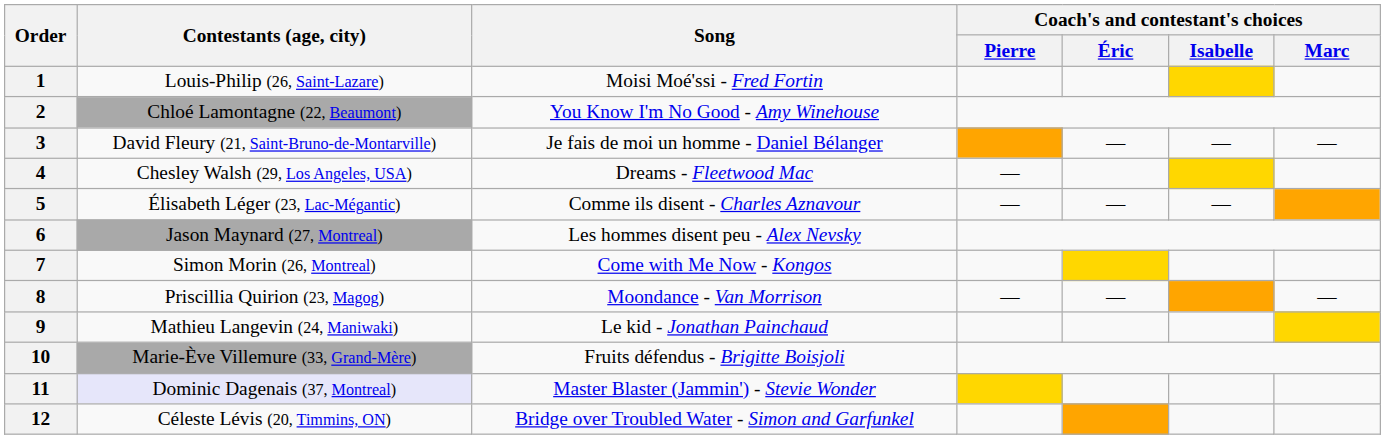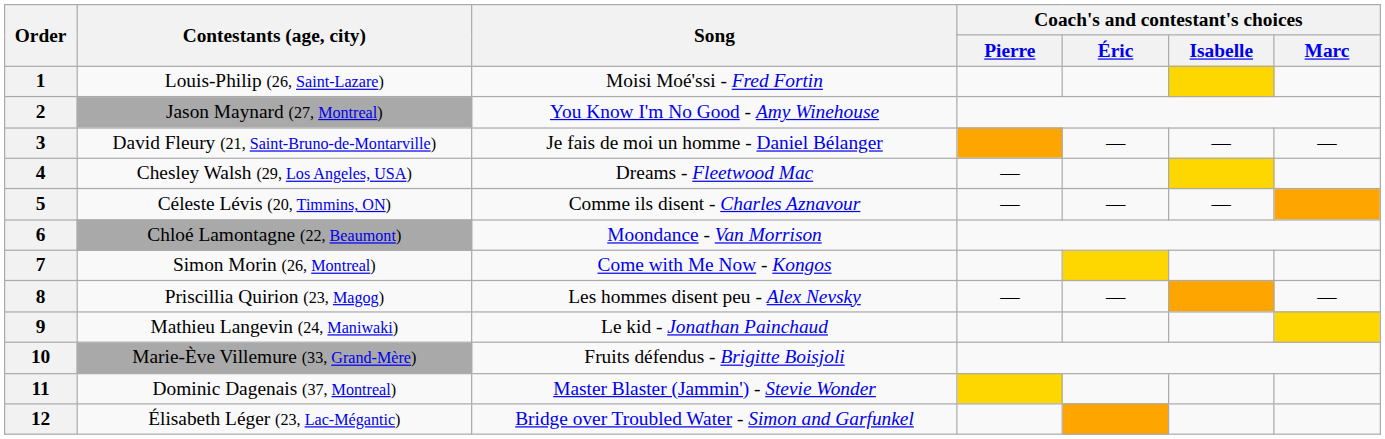(274, 111) Chloé Lamontagne (22, Beaumont) -> (274, 111) Jason Maynard (27, Montreal)
(274, 204) Élisabeth Léger (23, Lac-Mégantic) -> (274, 204) Céleste Lévis (20, Timmins, ON)
(274, 234) Jason Maynard (27, Montreal) -> (274, 234) Chloé Lamontagne (22, Beaumont)
(715, 234) Les hommes disent peu - Alex Nevsky -> (715, 234) Moondance - Van Morrison
(715, 296) Moondance - Van Morrison -> (715, 296) Les hommes disent peu - Alex Nevsky
(274, 388) lavender background -> (274, 388) no background
(274, 419) Céleste Lévis (20, Timmins, ON) -> (274, 419) Élisabeth Léger (23, Lac-Mégantic)
